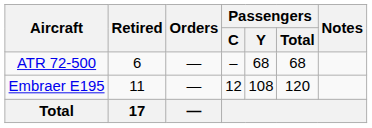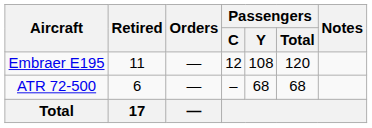rows swapped: (57, 63) <-> (57, 87)
